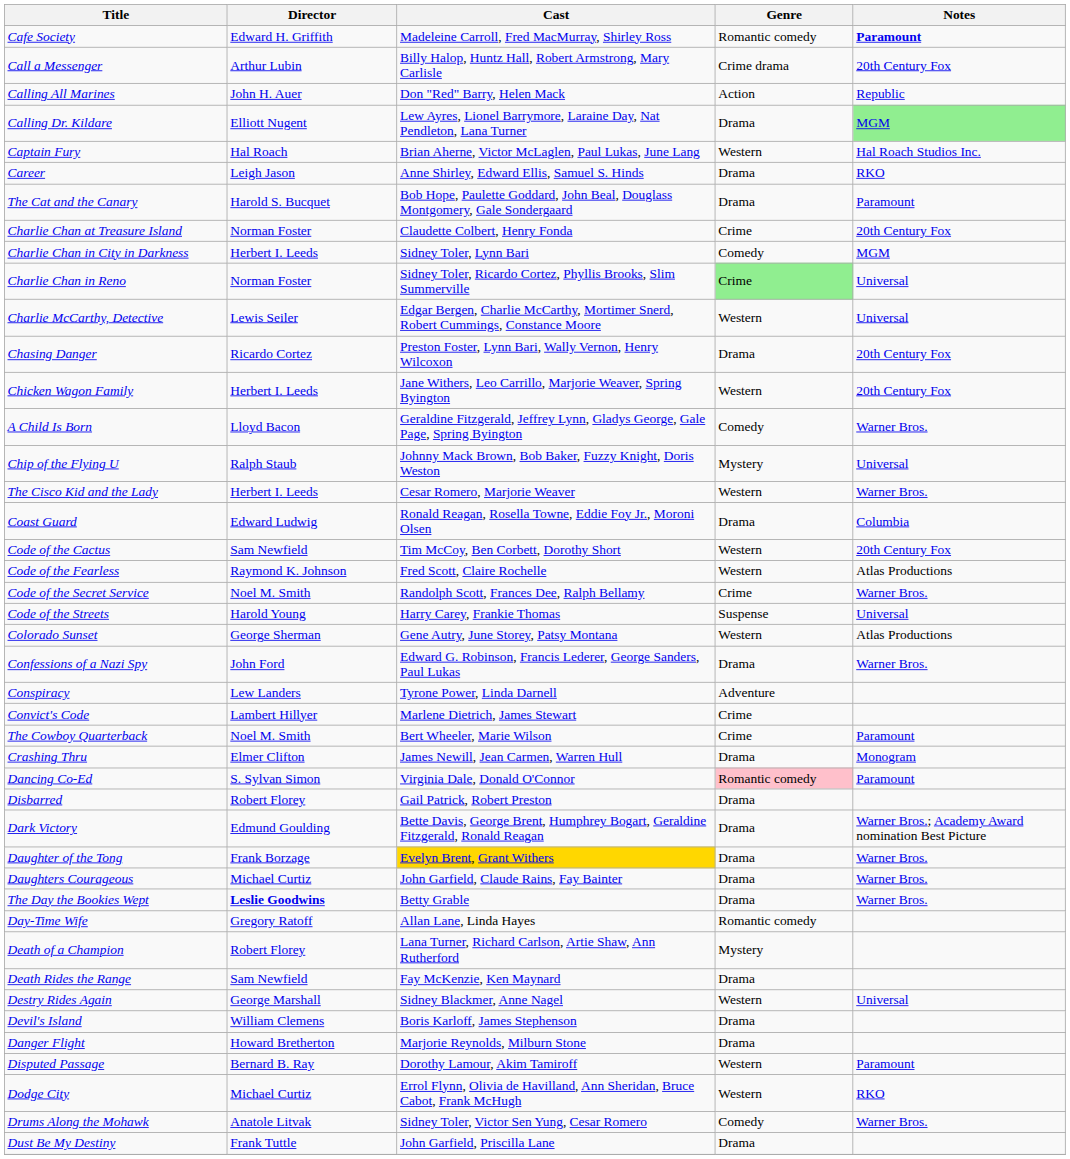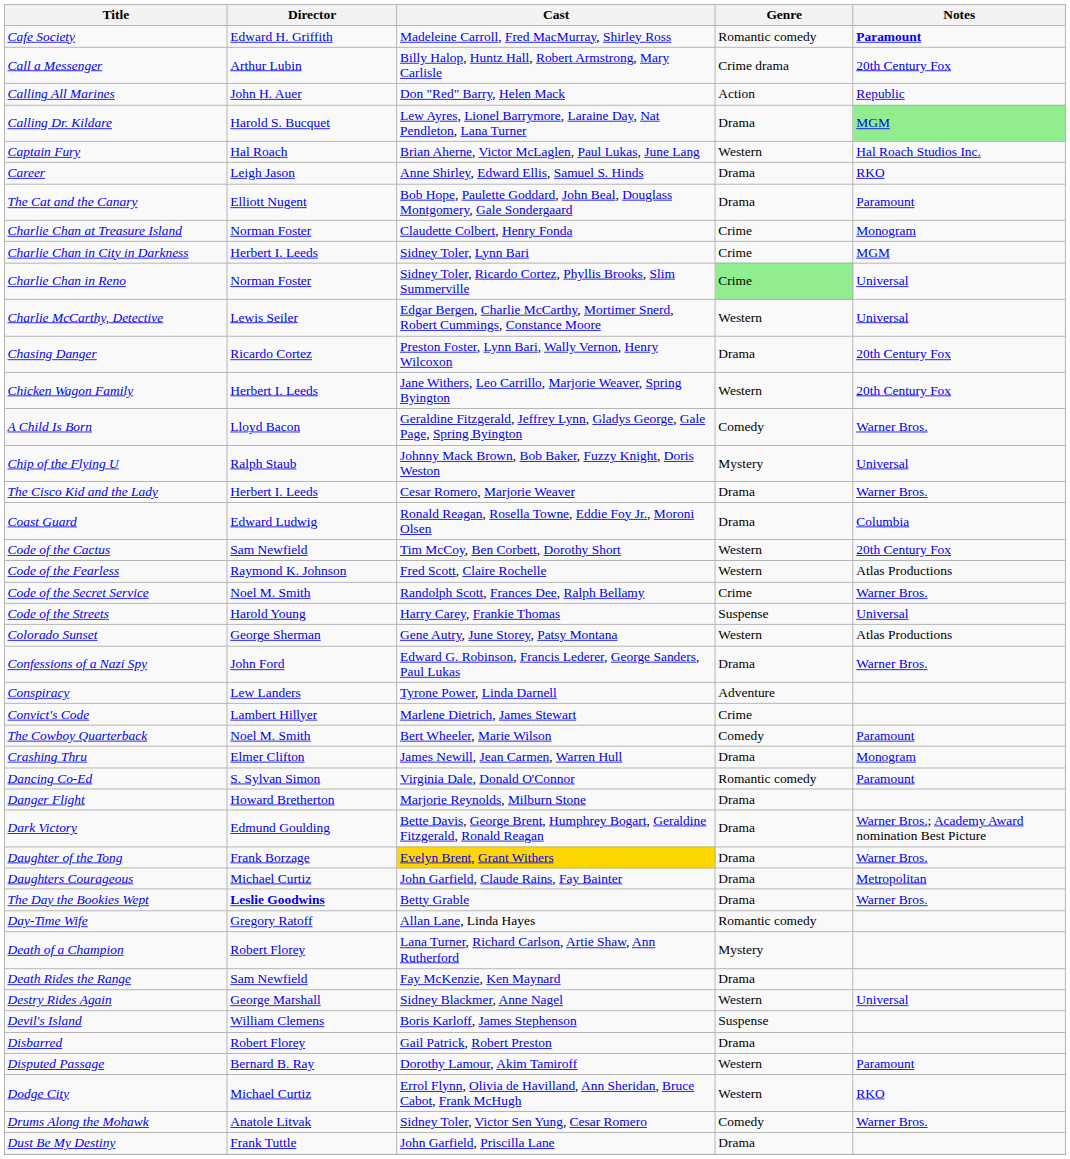(269, 123) Elliott Nugent -> (280, 123) Harold S. Bucquet
(280, 202) Harold S. Bucquet -> (269, 202) Elliott Nugent
(904, 231) 20th Century Fox -> (886, 231) Monogram
(741, 252) Comedy -> (735, 252) Crime
(740, 492) Western -> (737, 492) Drama
(735, 735) Crime -> (741, 735) Comedy
(767, 778) pink background -> (767, 778) no background
rows swapped: (46, 1043) <-> (35, 799)
(892, 878) Warner Bros. -> (891, 878) Metropolitan
(737, 1021) Drama -> (743, 1021) Suspense
